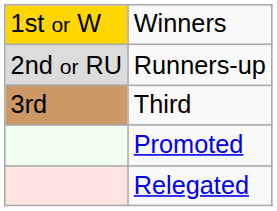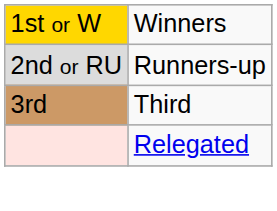- row: (189, 144)
